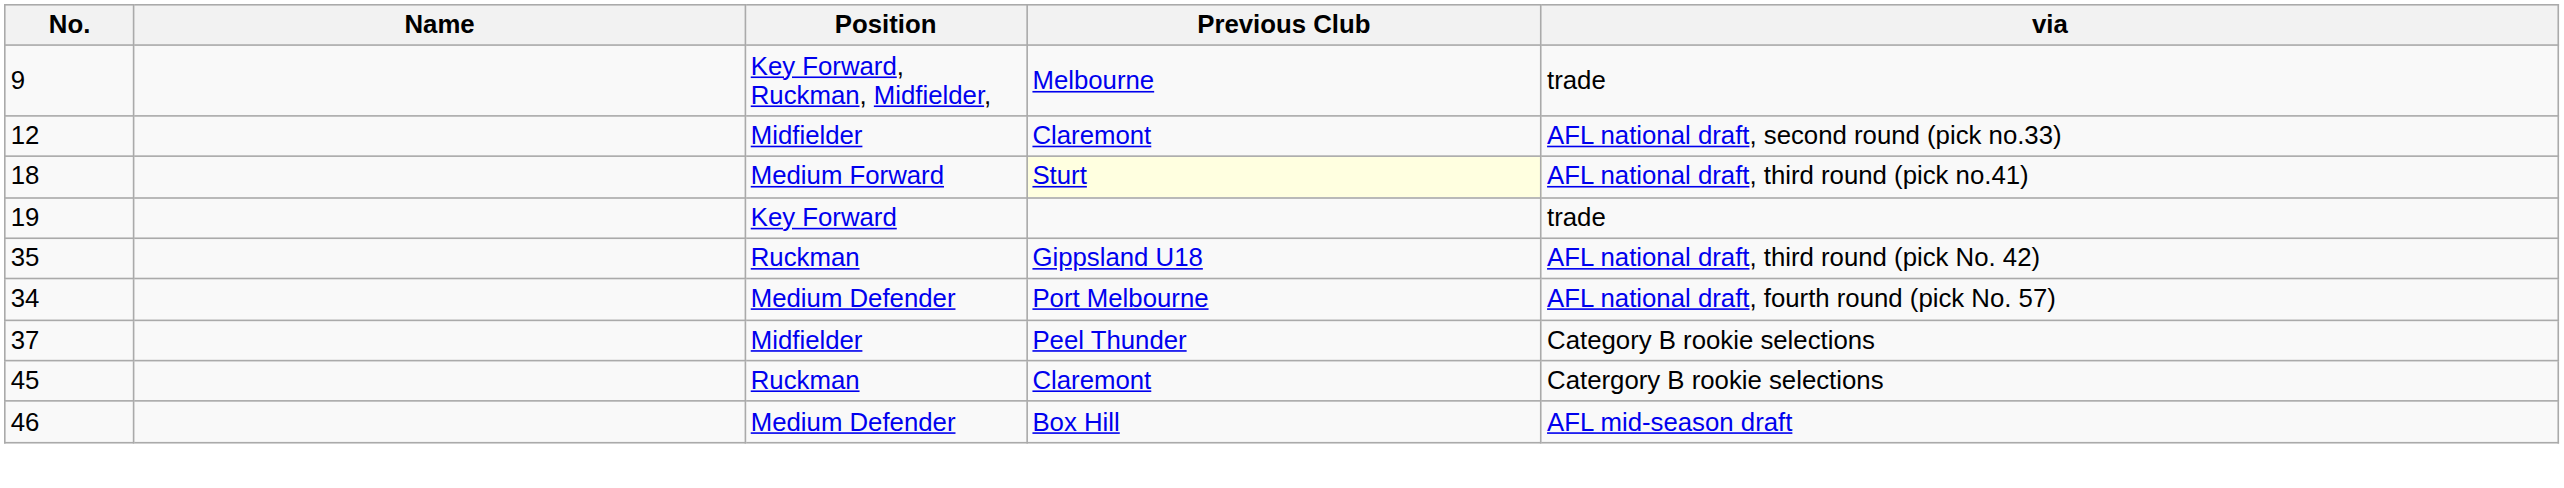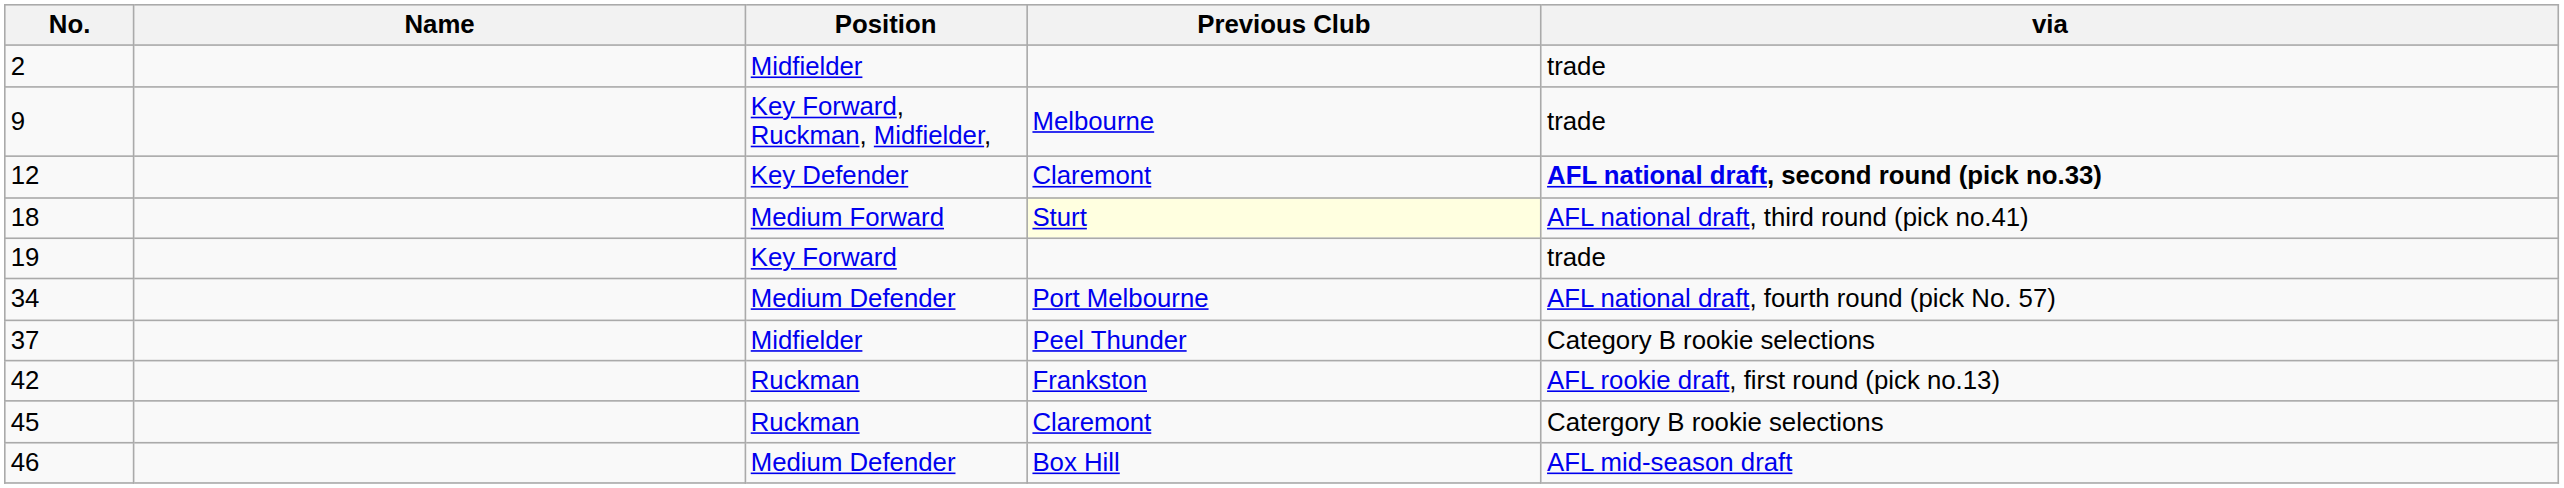+ row: (18, 65)
(807, 135) Midfielder -> (830, 176) Key Defender
(1804, 135) normal -> (1824, 176) bold
- row: (25, 258)
+ row: (25, 380)
